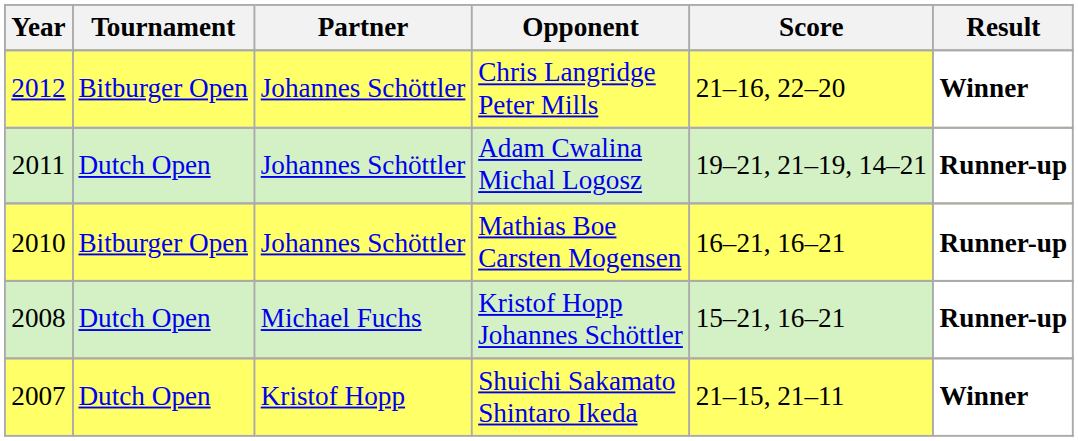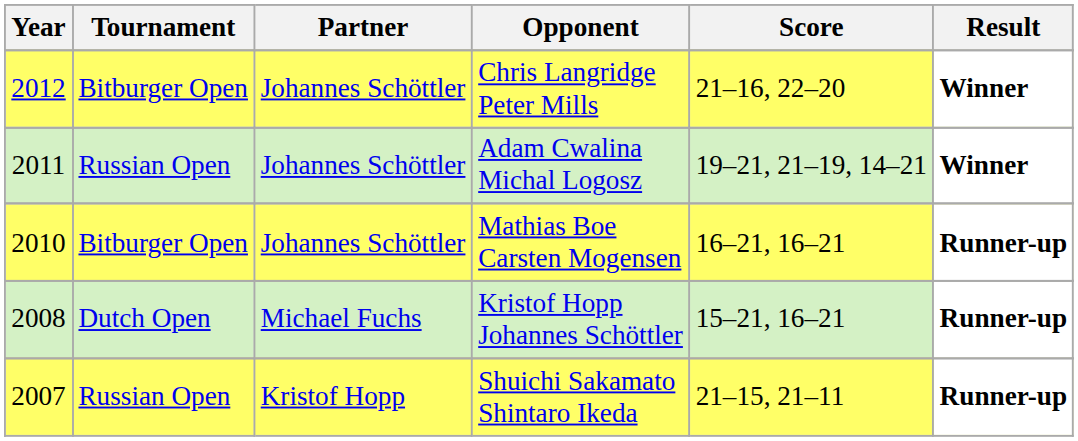(145, 165) Dutch Open -> (154, 165) Russian Open
(1003, 165) Runner-up -> (984, 165) Winner
(145, 396) Dutch Open -> (154, 396) Russian Open
(984, 396) Winner -> (1003, 396) Runner-up
